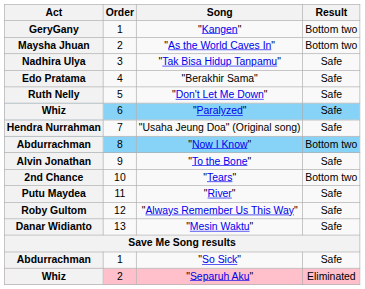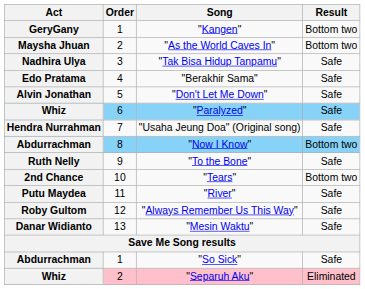(54, 95) Ruth Nelly -> (54, 95) Alvin Jonathan
(54, 161) Alvin Jonathan -> (54, 161) Ruth Nelly
